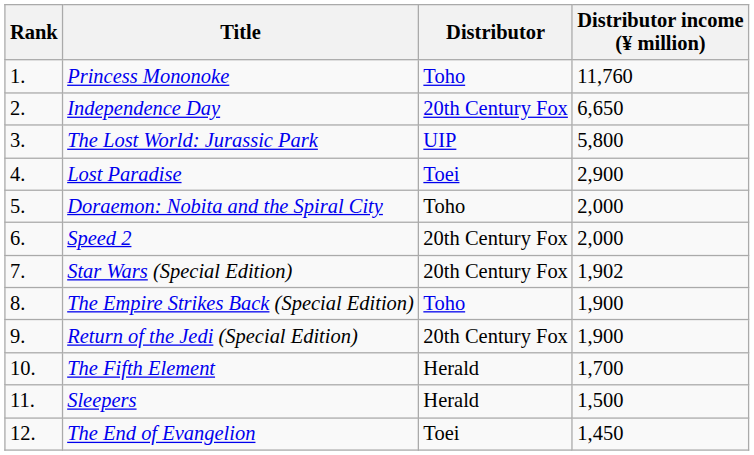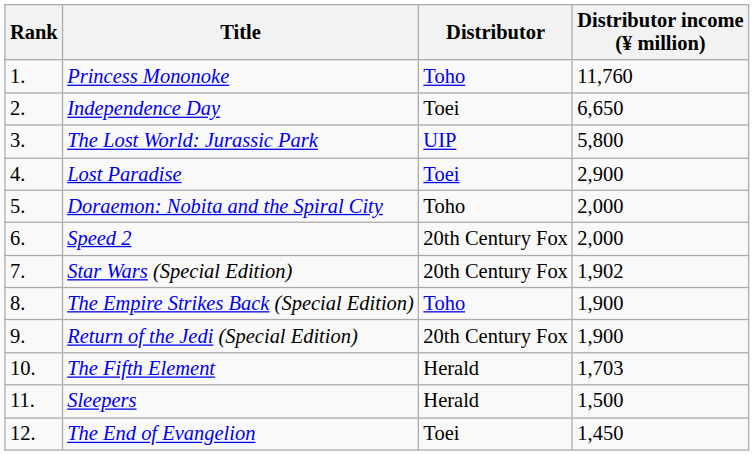(496, 108) 20th Century Fox -> (441, 108) Toei
(600, 368) 1,700 -> (600, 368) 1,703
